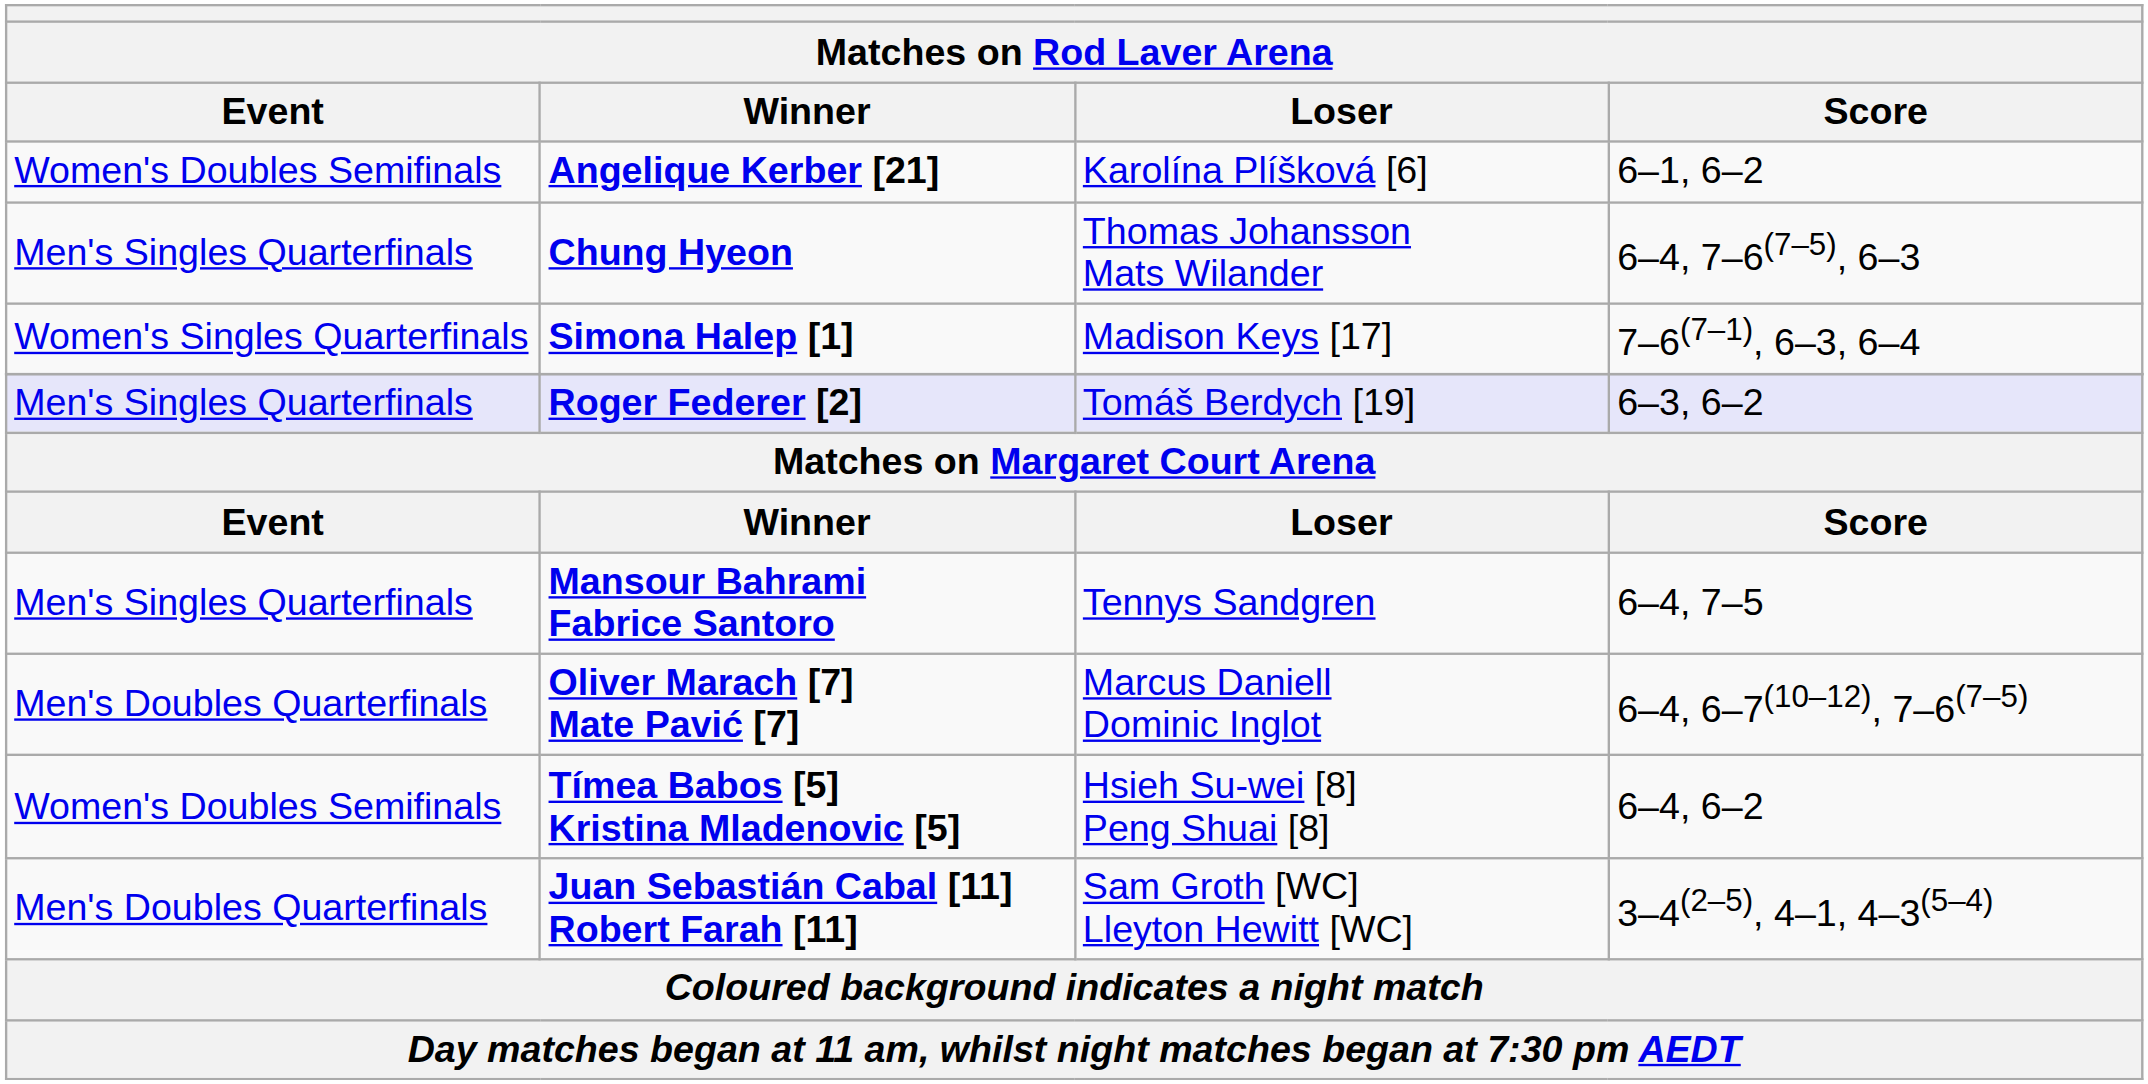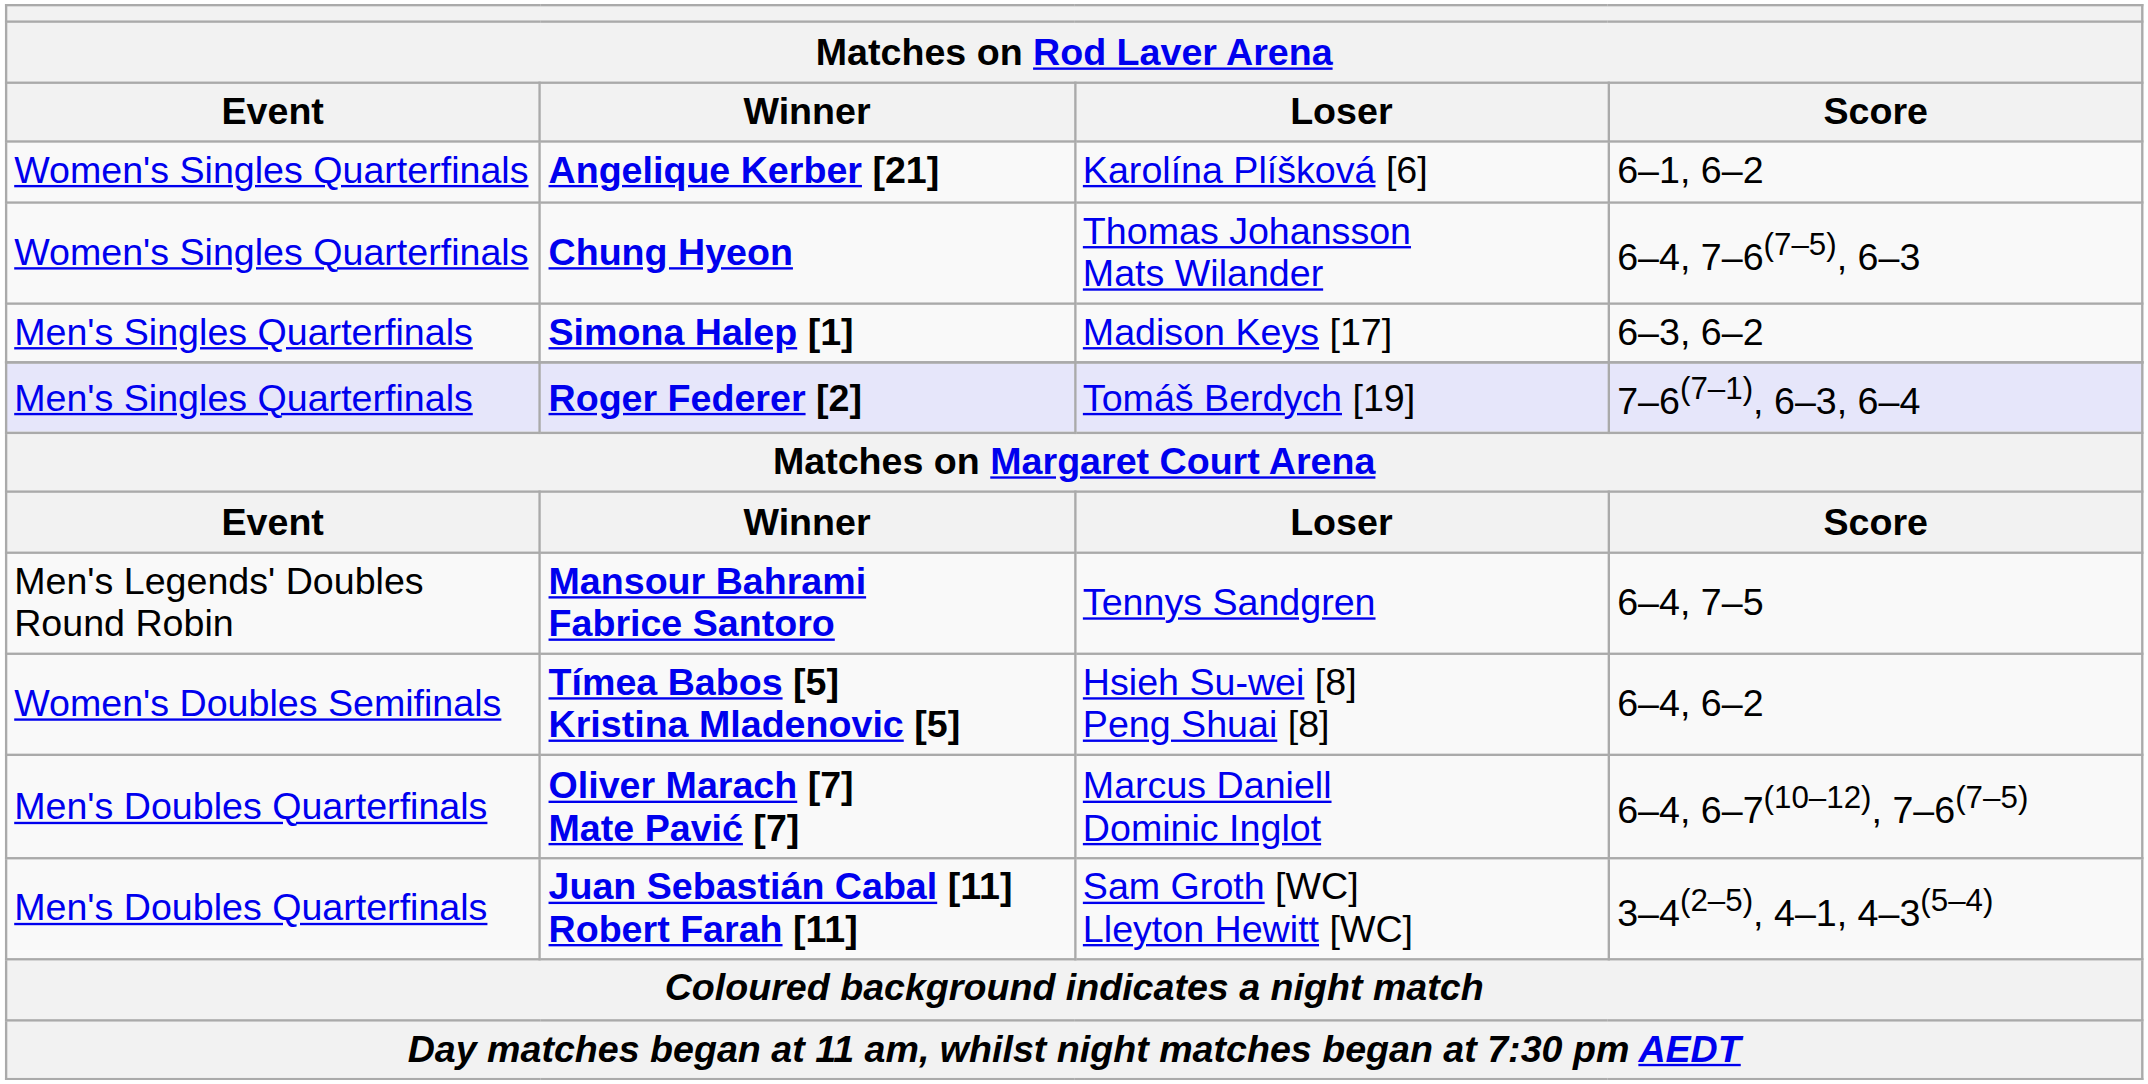(258, 170) Women's Doubles Semifinals -> (271, 170) Women's Singles Quarterfinals
(243, 251) Men's Singles Quarterfinals -> (271, 251) Women's Singles Quarterfinals
(271, 337) Women's Singles Quarterfinals -> (243, 332) Men's Singles Quarterfinals
(1769, 337) 7–6(7–1), 6–3, 6–4 -> (1690, 332) 6–3, 6–2
(1690, 402) 6–3, 6–2 -> (1769, 397) 7–6(7–1), 6–3, 6–4
(243, 602) Men's Singles Quarterfinals -> (219, 602) Men's Legends' Doubles Round Robin
rows swapped: (754, 806) <-> (701, 704)
